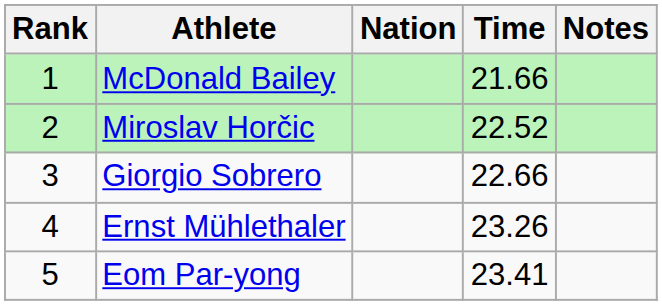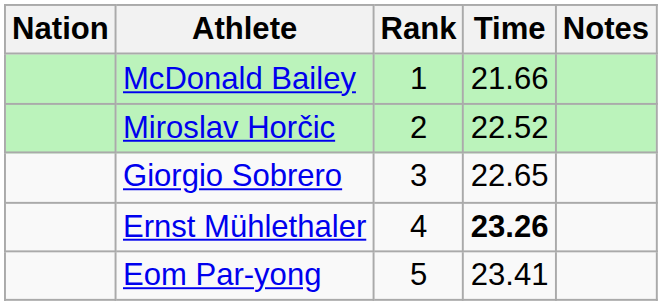columns swapped: (50, 29) <-> (408, 29)
(510, 176) 22.66 -> (510, 176) 22.65
(510, 226) normal -> (510, 226) bold
